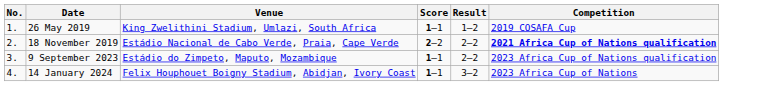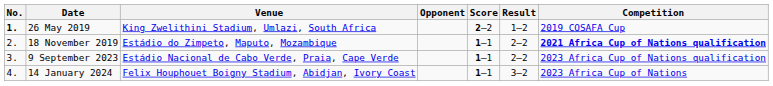+ column: (443, 12)
(12, 27) normal -> (12, 27) bold
(434, 27) 1–1 -> (484, 27) 2–2
(261, 42) Estádio Nacional de Cabo Verde, Praia, Cape Verde -> (230, 42) Estádio do Zimpeto, Maputo, Mozambique
(434, 42) 2–2 -> (484, 42) 1–1
(230, 58) Estádio do Zimpeto, Maputo, Mozambique -> (261, 58) Estádio Nacional de Cabo Verde, Praia, Cape Verde
